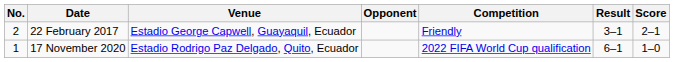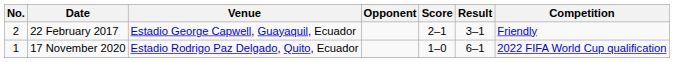columns swapped: (651, 13) <-> (506, 13)
